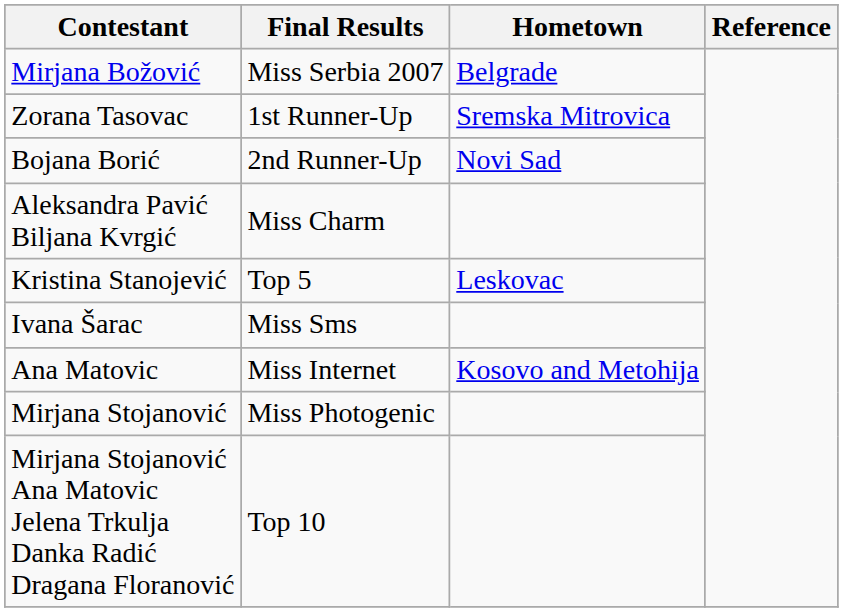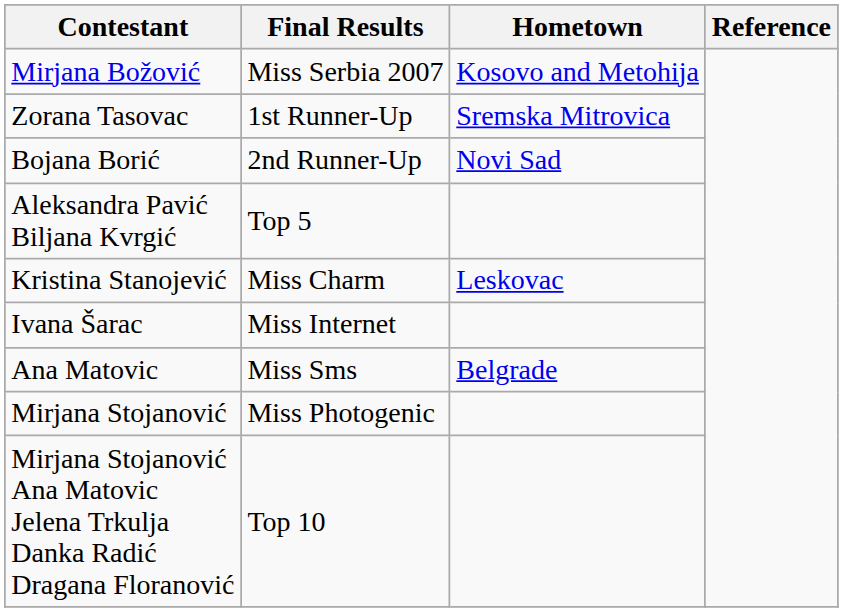(507, 71) Belgrade -> (578, 71) Kosovo and Metohija
(316, 220) Miss Charm -> (279, 220) Top 5
(279, 280) Top 5 -> (316, 280) Miss Charm
(302, 324) Miss Sms -> (322, 324) Miss Internet
(322, 369) Miss Internet -> (302, 369) Miss Sms
(578, 369) Kosovo and Metohija -> (507, 369) Belgrade
